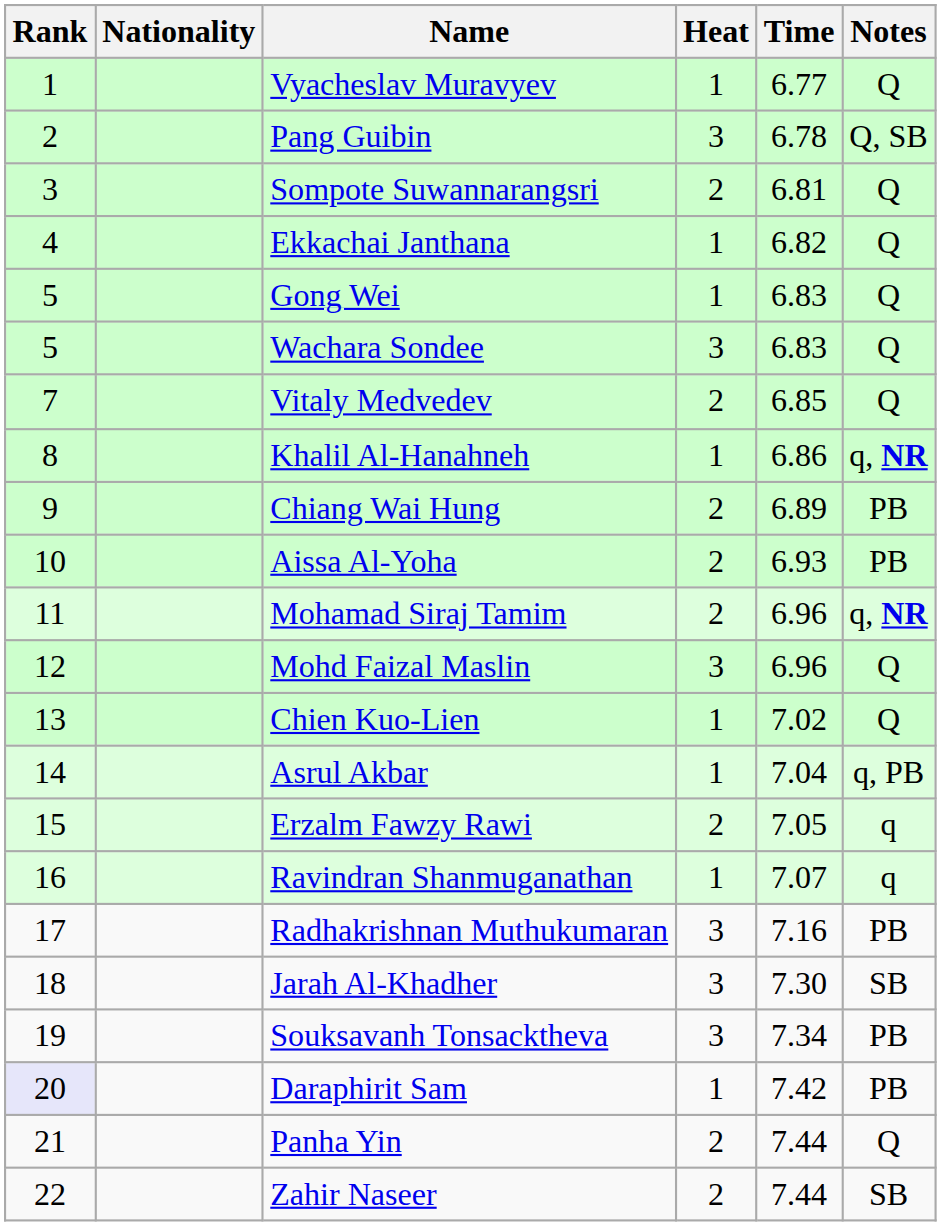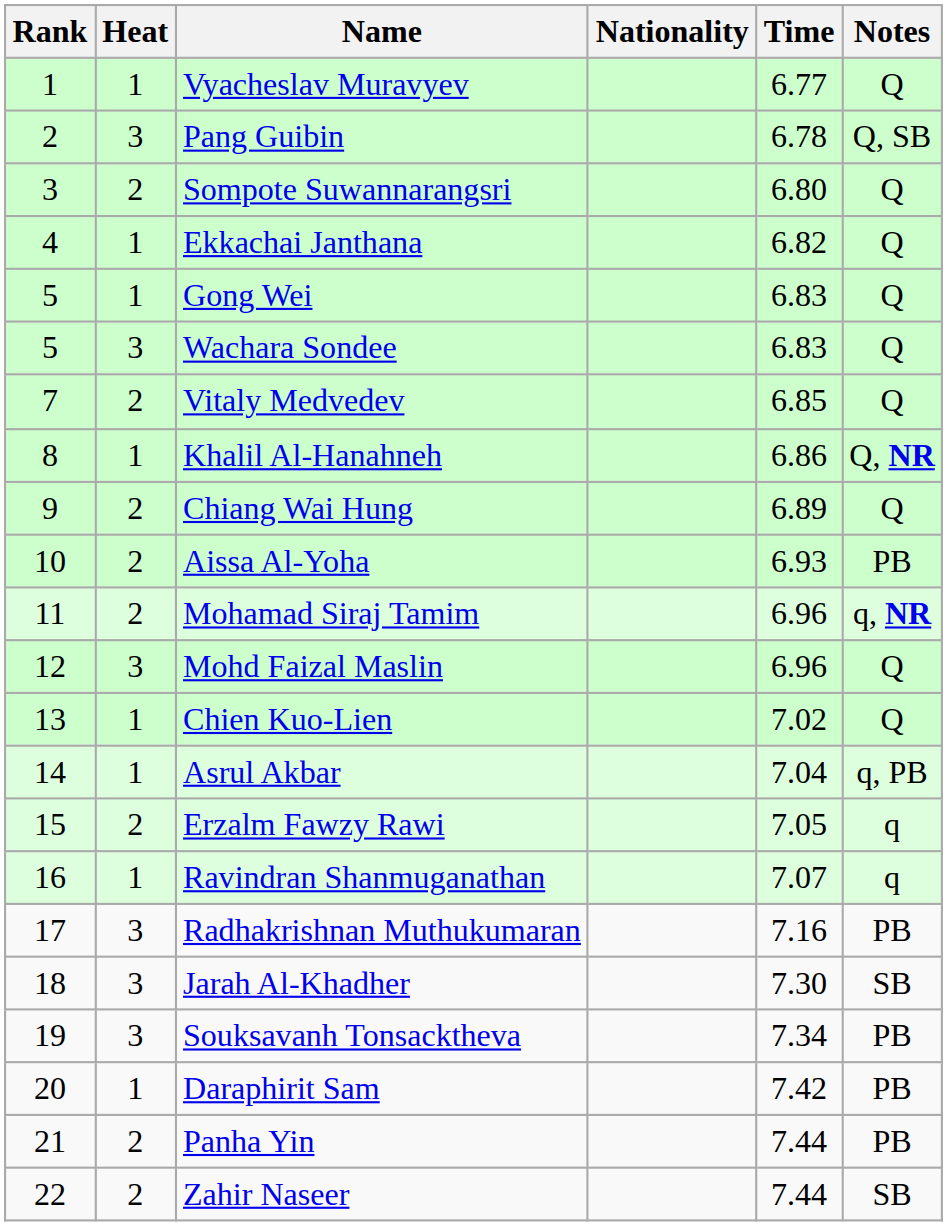columns swapped: (716, 31) <-> (179, 31)
(799, 189) 6.81 -> (799, 189) 6.80
(888, 454) q, NR -> (892, 454) Q, NR
(889, 507) PB -> (892, 507) Q
(50, 1088) lavender background -> (50, 1088) no background
(888, 1141) Q -> (892, 1141) PB
